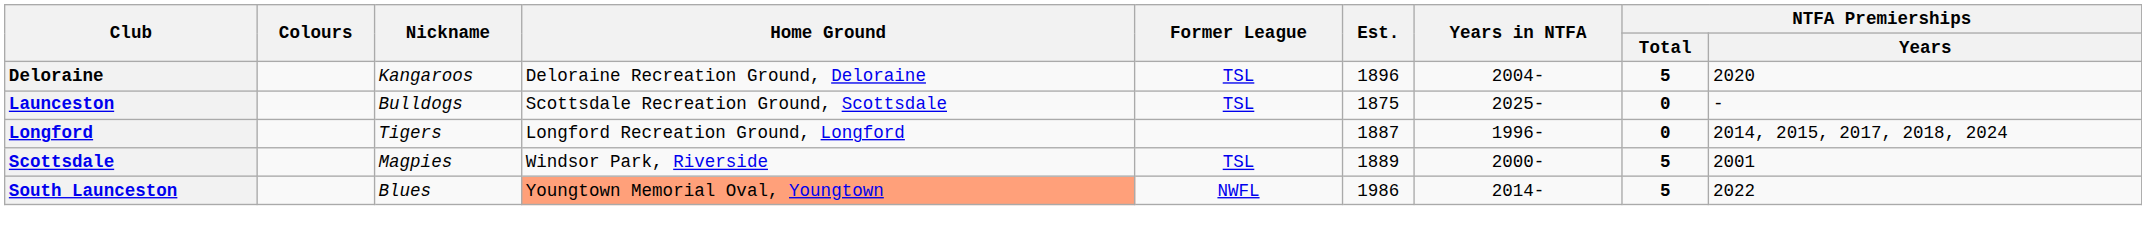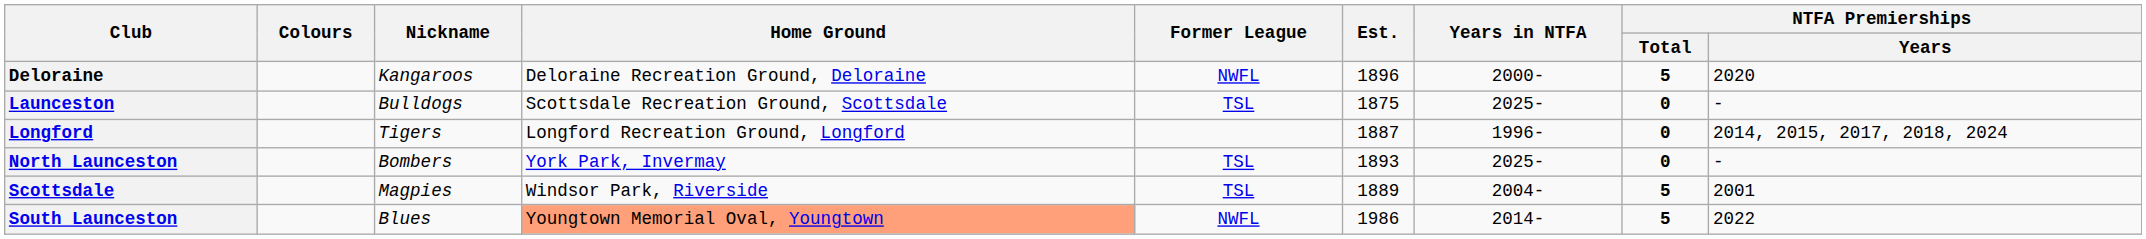(1239, 76) TSL -> (1239, 76) NWFL
(1518, 76) 2004- -> (1518, 76) 2000-
+ row: (93, 162)
(1518, 162) 2000- -> (1518, 191) 2004-
